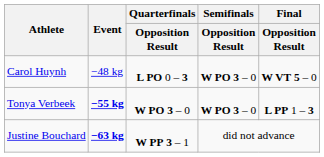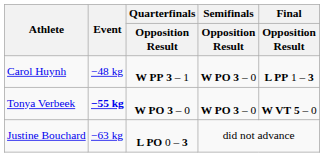(162, 78) L PO 0 – 3 -> (162, 78) W PP 3 – 1
(289, 78) W VT 5 – 0 -> (289, 78) L PP 1 – 3
(289, 110) L PP 1 – 3 -> (289, 110) W VT 5 – 0
(107, 136) bold -> (107, 136) normal
(162, 143) W PP 3 – 1 -> (162, 143) L PO 0 – 3
